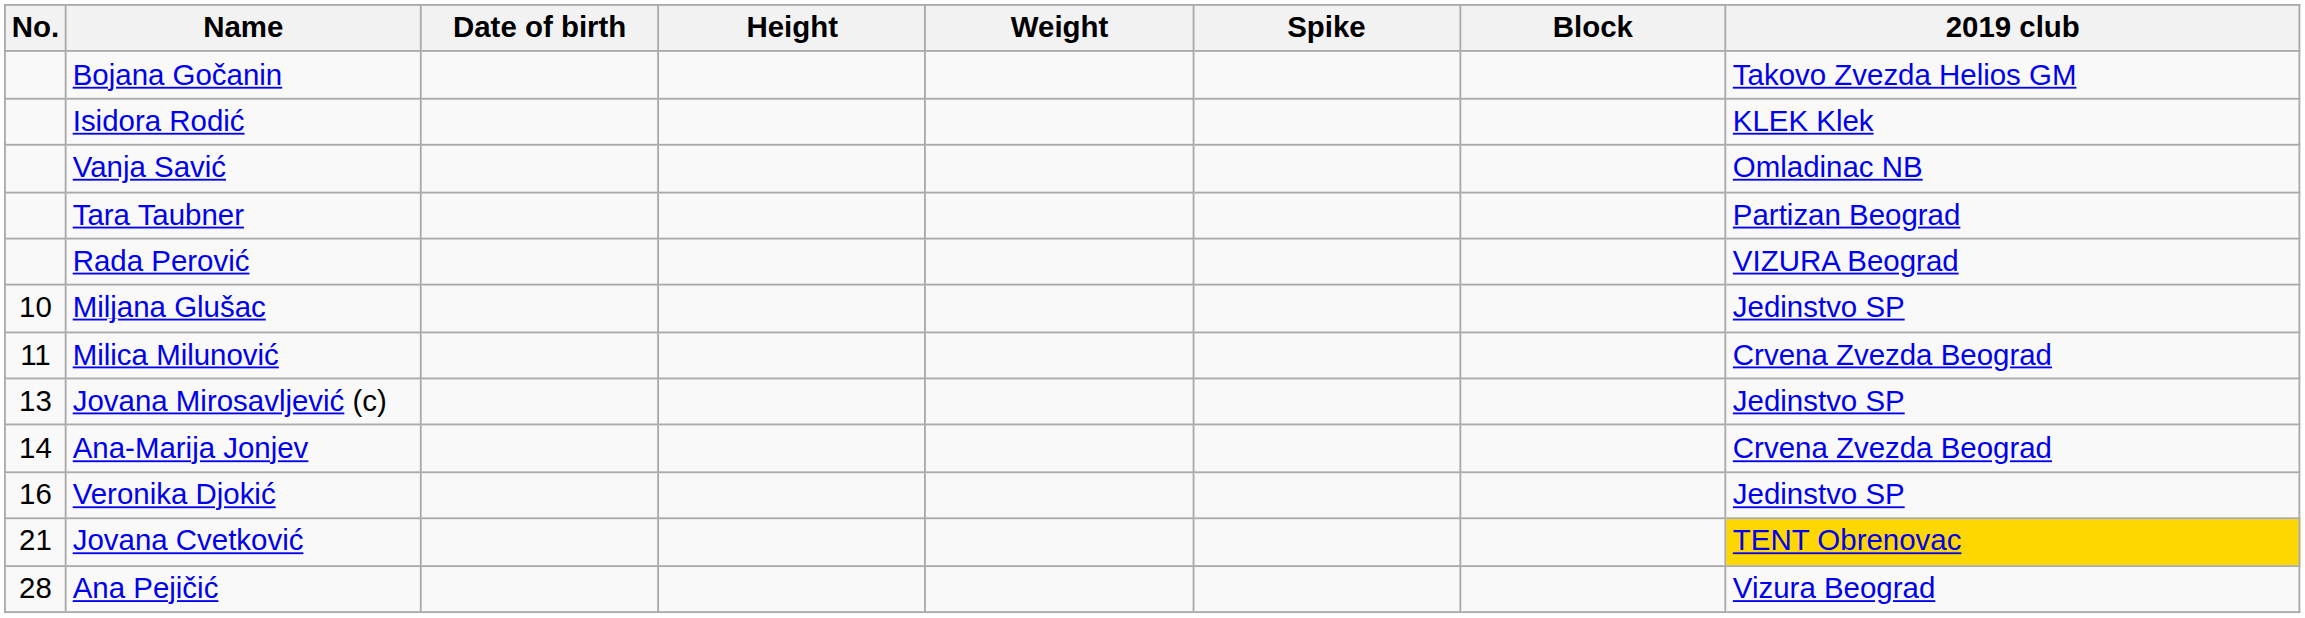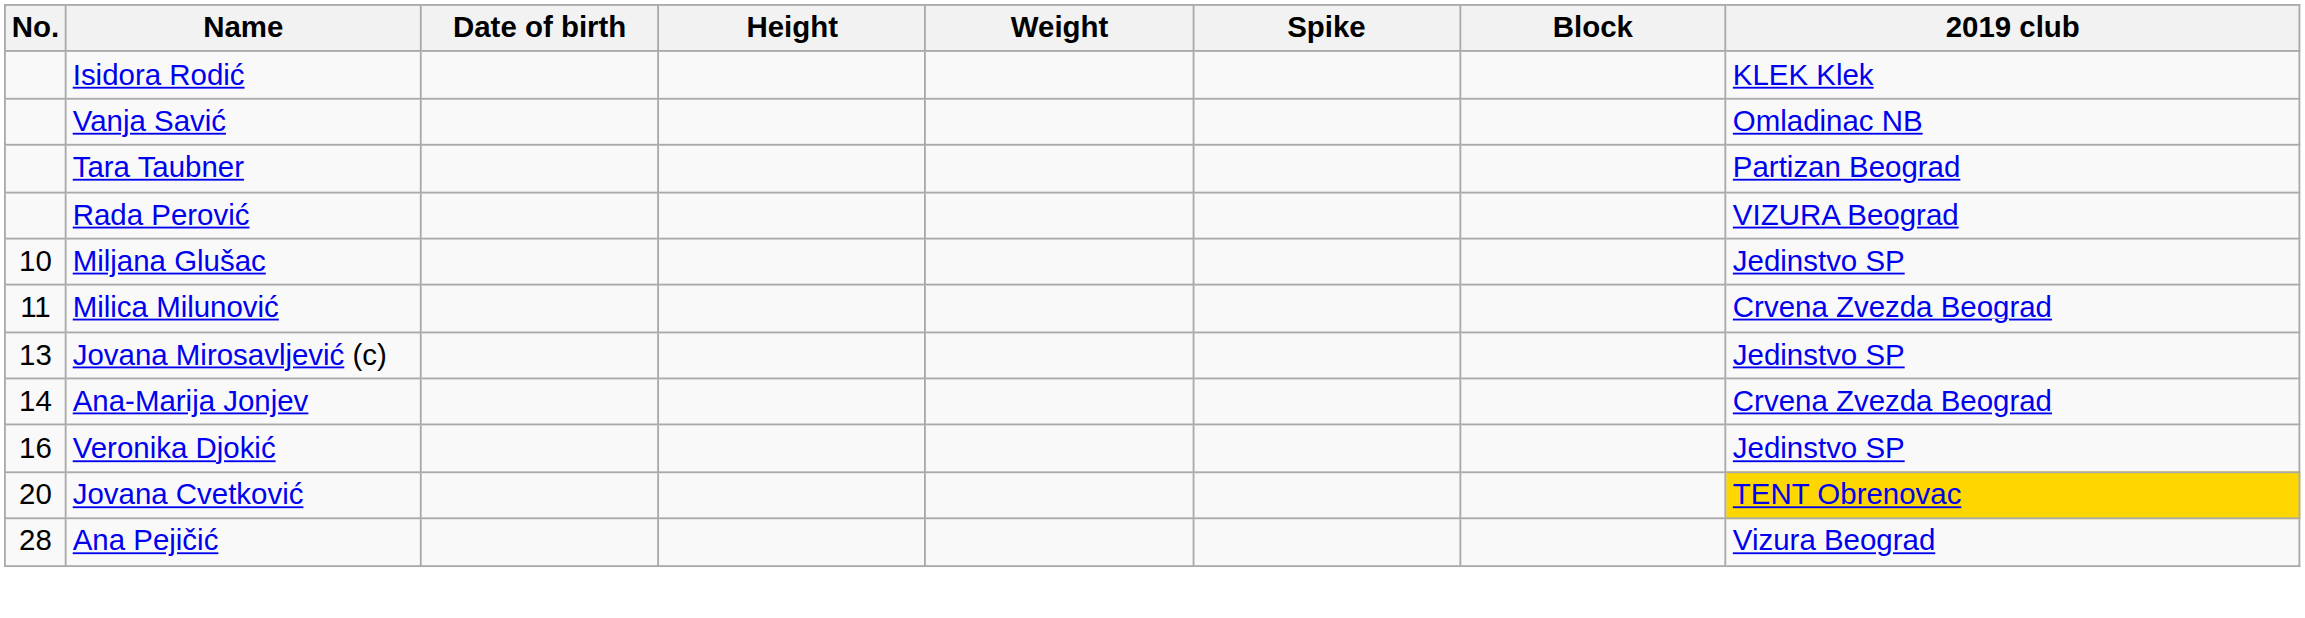- row: (177, 74)
(35, 541) 21 -> (35, 494) 20
